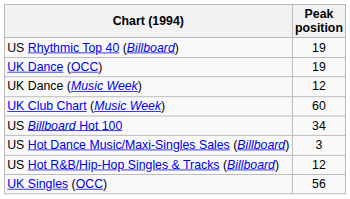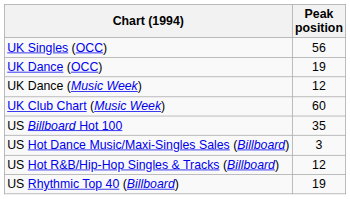rows swapped: (57, 184) <-> (93, 47)
(319, 125) 34 -> (319, 125) 35
